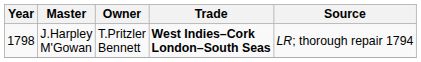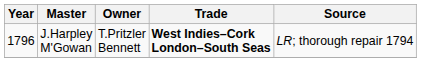(21, 40) 1798 -> (21, 40) 1796
